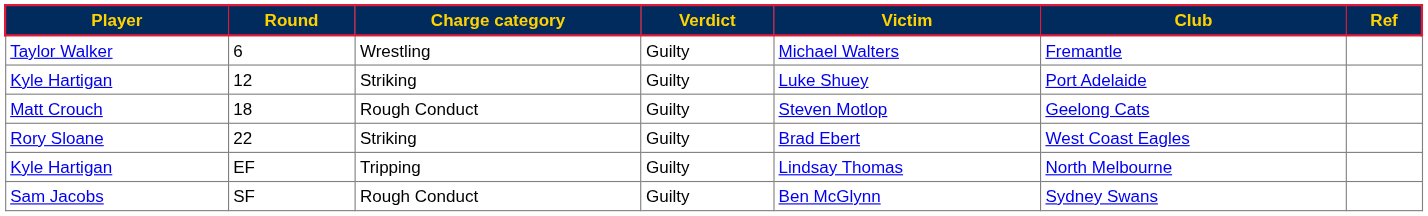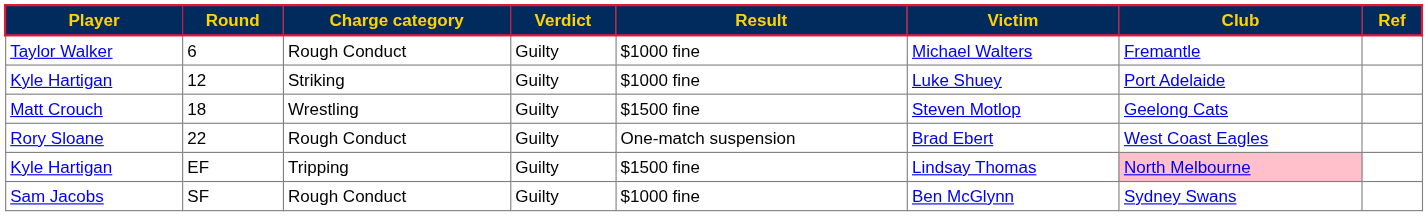+ column: (761, 20)
(395, 50) Wrestling -> (347, 50) Rough Conduct
(419, 109) Rough Conduct -> (323, 109) Wrestling
(388, 138) Striking -> (347, 138) Rough Conduct
(1109, 167) no background -> (1187, 167) pink background
